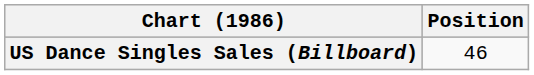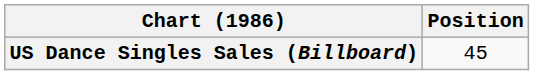(476, 54) 46 -> (476, 54) 45
